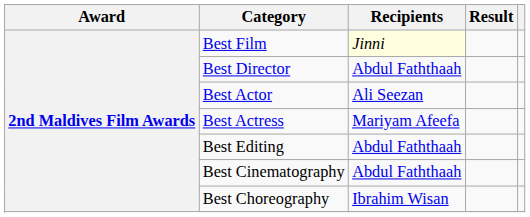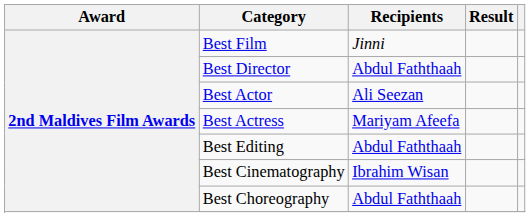(368, 43) lightyellow background -> (368, 43) no background
(407, 172) Abdul Faththaah -> (400, 172) Ibrahim Wisan
(400, 198) Ibrahim Wisan -> (407, 198) Abdul Faththaah
